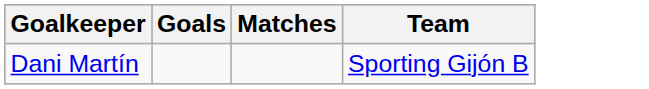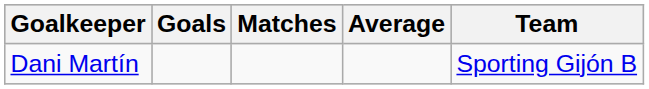+ column: (397, 24)
